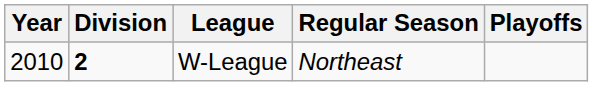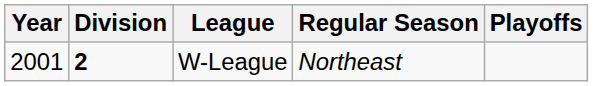(37, 61) 2010 -> (37, 61) 2001
